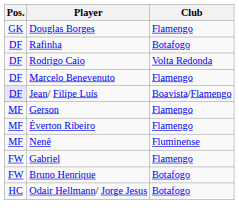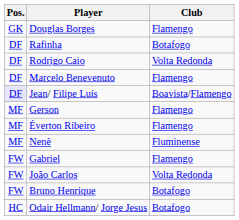+ row: (53, 175)
